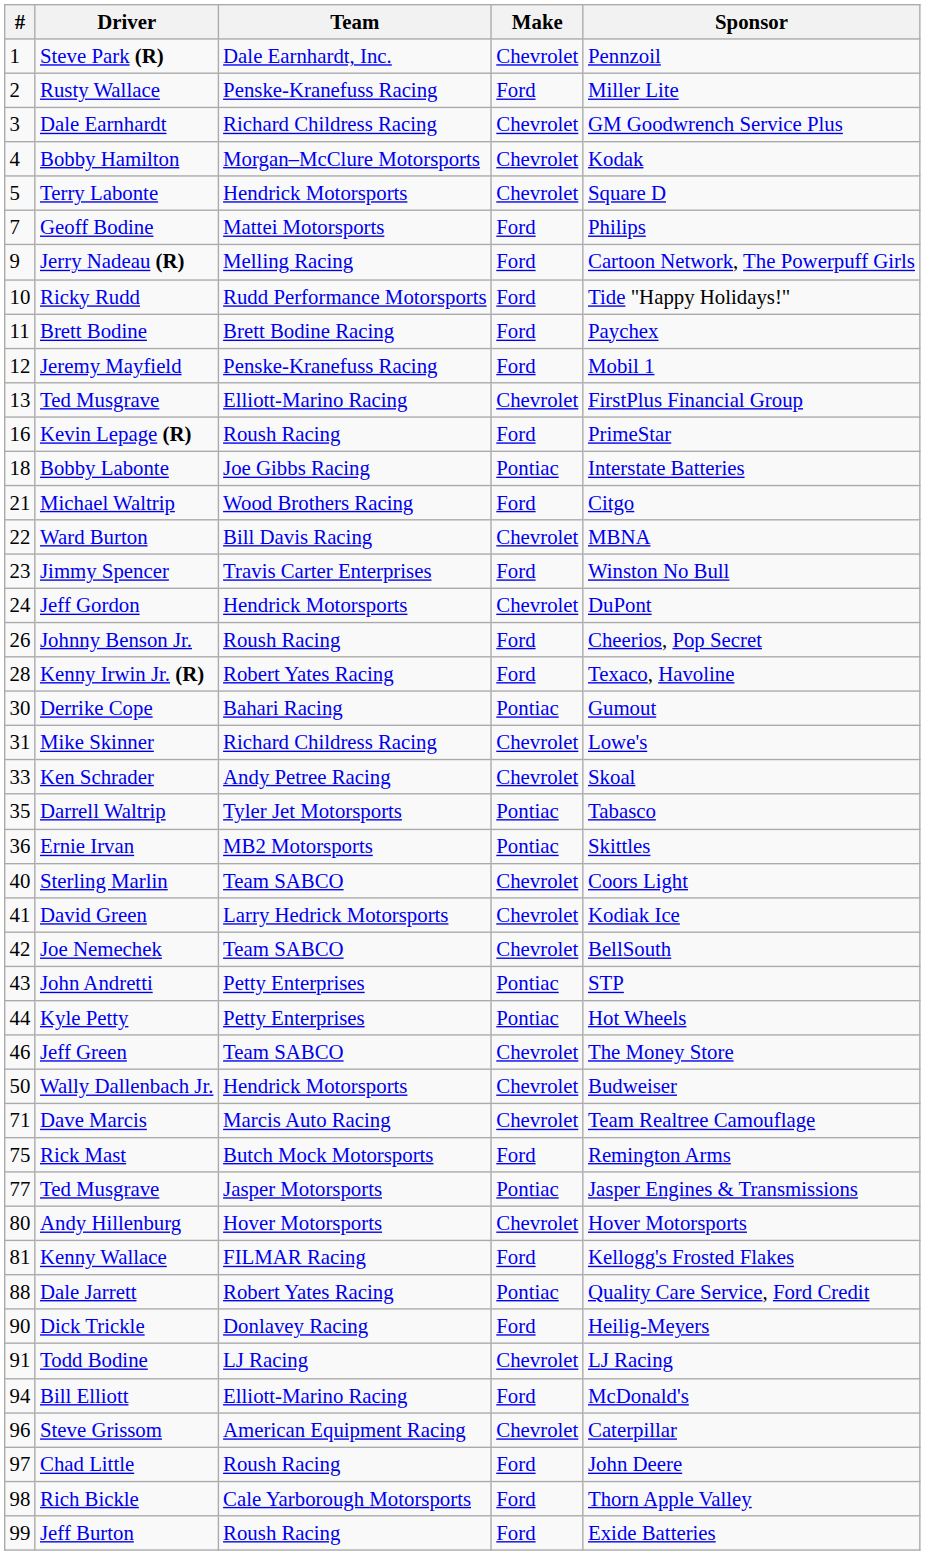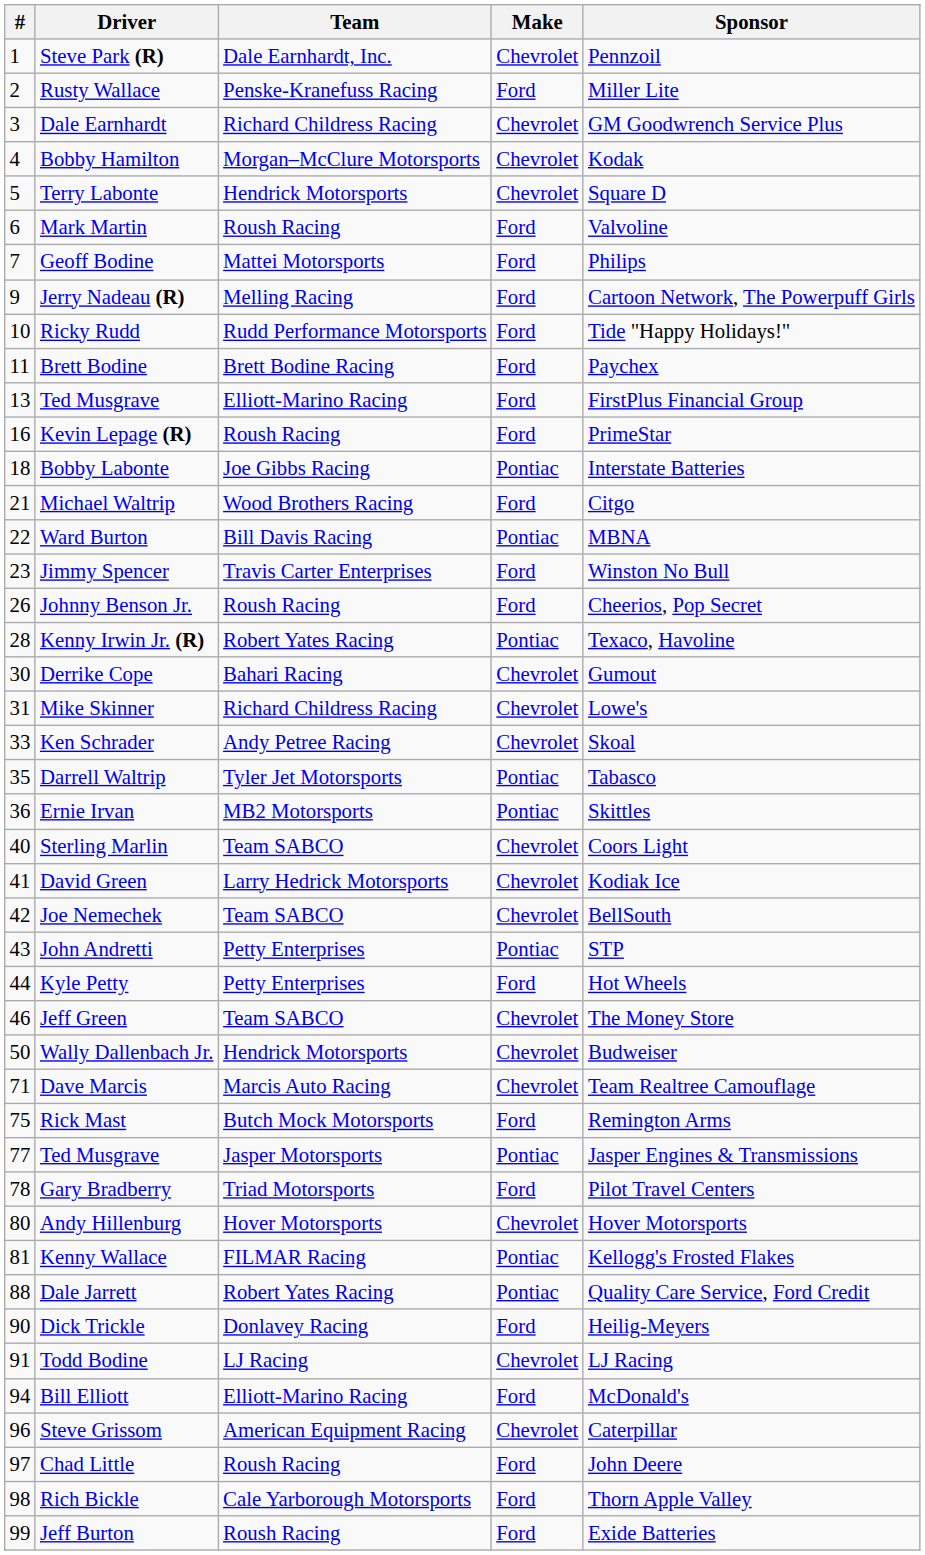+ row: (15, 227)
- row: (20, 365)
(537, 399) Chevrolet -> (516, 399) Ford
(537, 536) Chevrolet -> (527, 536) Pontiac
- row: (20, 605)
(516, 674) Ford -> (527, 639) Pontiac
(527, 708) Pontiac -> (537, 674) Chevrolet
(527, 1017) Pontiac -> (516, 983) Ford
+ row: (20, 1189)
(516, 1257) Ford -> (527, 1257) Pontiac
